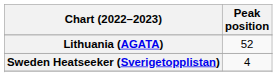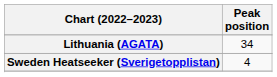(247, 44) 52 -> (247, 44) 34
